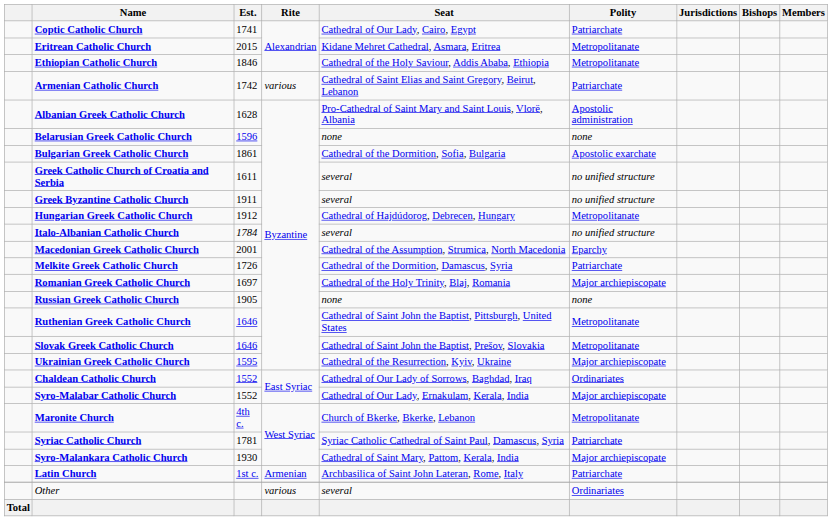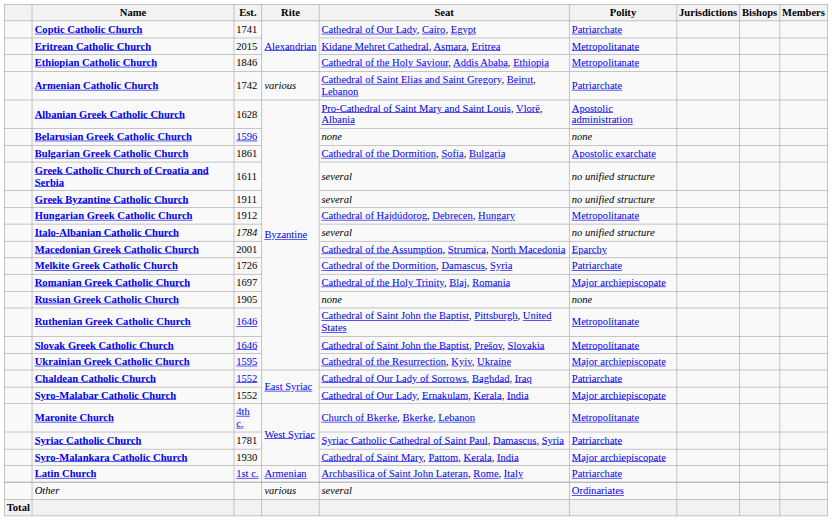(598, 378) Ordinariates -> (597, 378) Patriarchate
